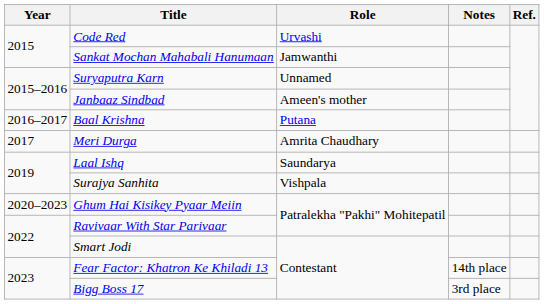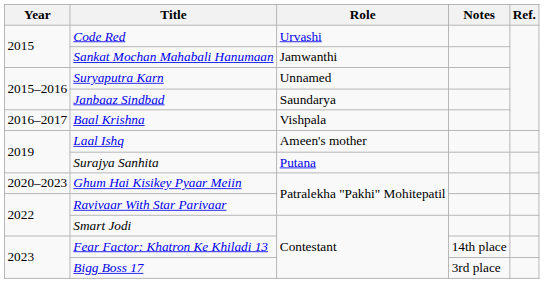(323, 99) Ameen's mother -> (308, 99) Saundarya
(298, 120) Putana -> (303, 120) Vishpala
- row: (105, 141)
(308, 162) Saundarya -> (323, 141) Ameen's mother
(303, 183) Vishpala -> (298, 162) Putana
